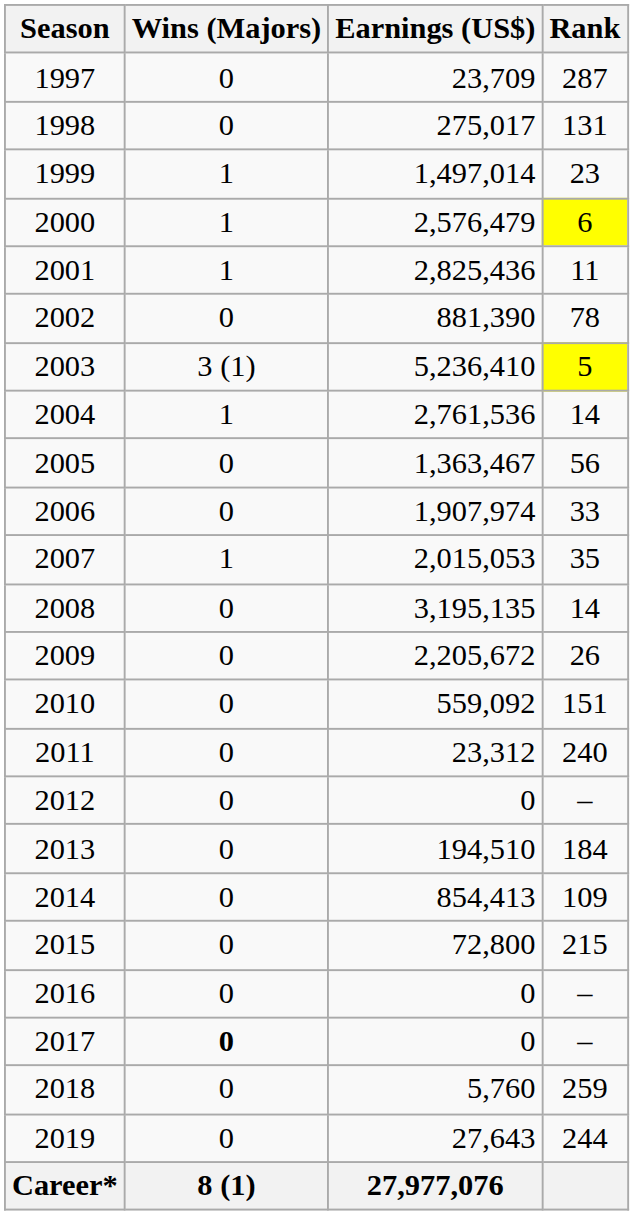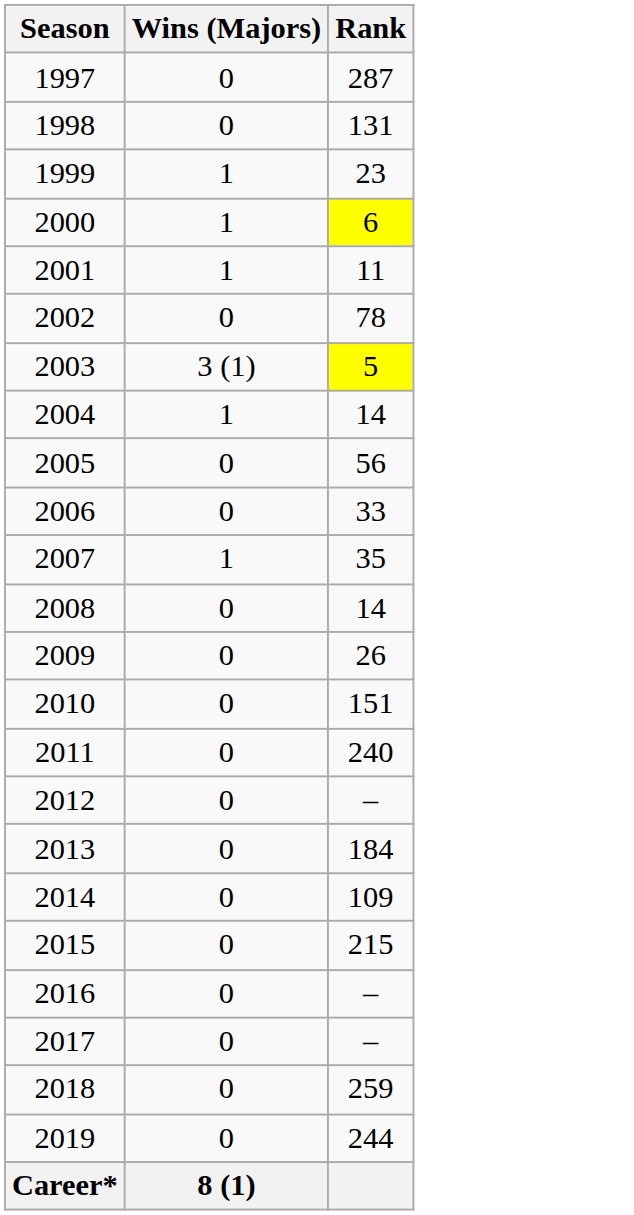- column: (435, 28)
(226, 1041) bold -> (226, 1041) normal
